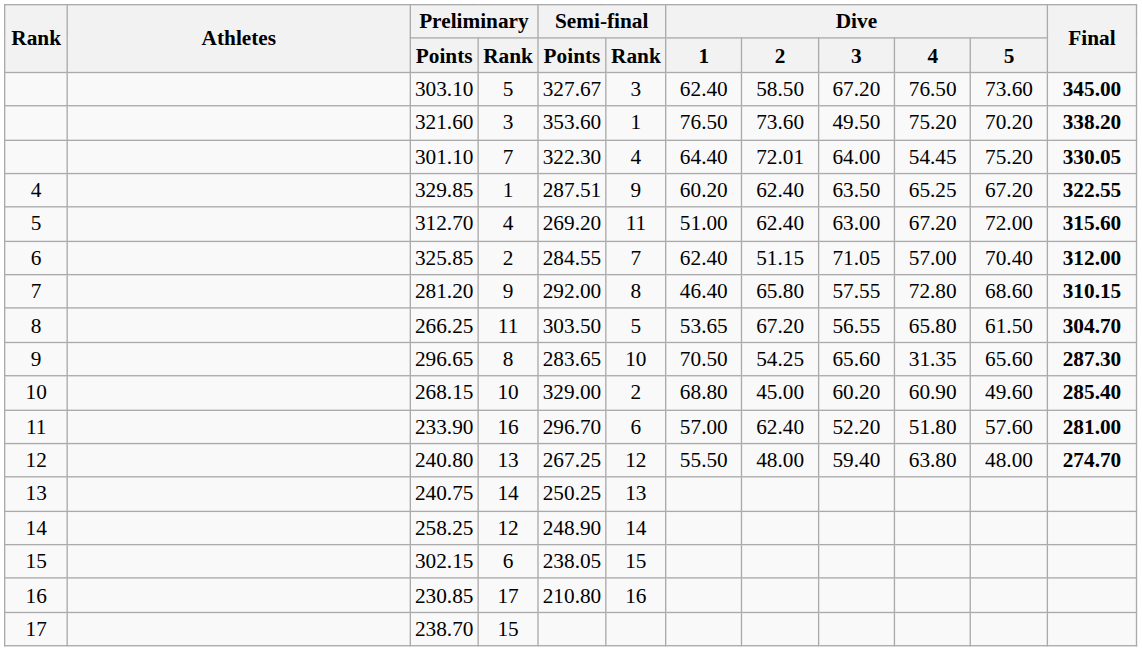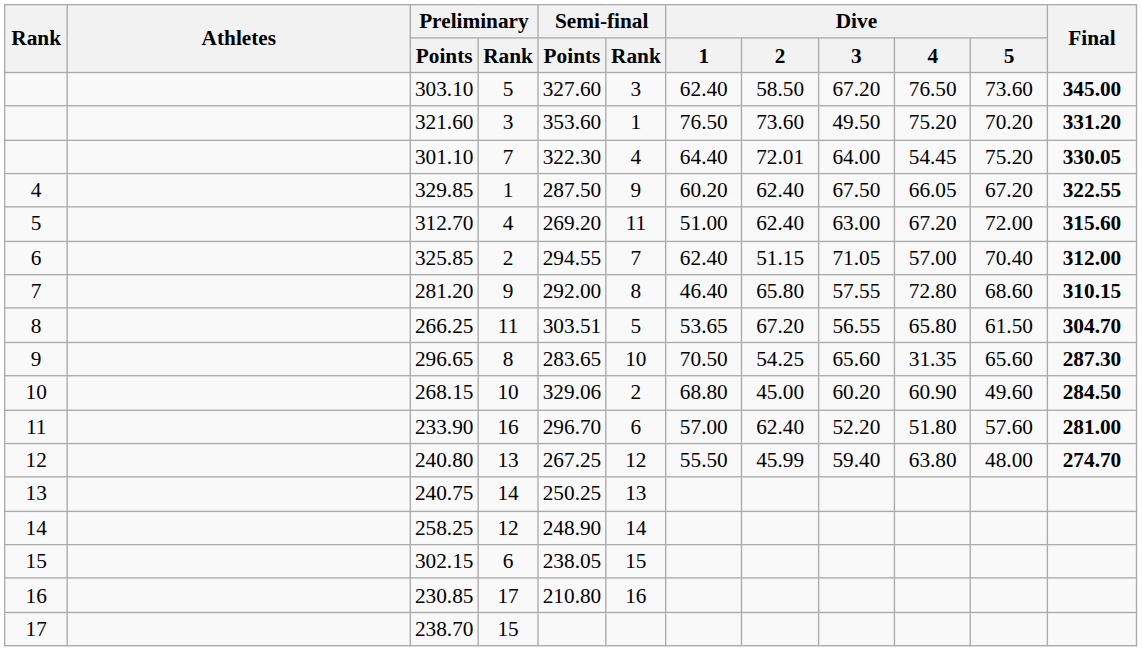(572, 88) 327.67 -> (572, 88) 327.60
(1092, 122) 338.20 -> (1092, 122) 331.20
(572, 190) 287.51 -> (572, 190) 287.50
(856, 190) 63.50 -> (856, 190) 67.50
(933, 190) 65.25 -> (933, 190) 66.05
(572, 257) 284.55 -> (572, 257) 294.55
(572, 325) 303.50 -> (572, 325) 303.51
(572, 392) 329.00 -> (572, 392) 329.06
(1092, 392) 285.40 -> (1092, 392) 284.50
(780, 460) 48.00 -> (780, 460) 45.99
